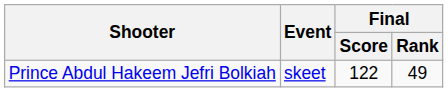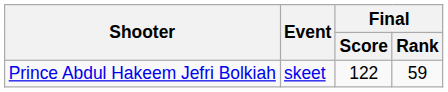(417, 74) 49 -> (417, 74) 59
